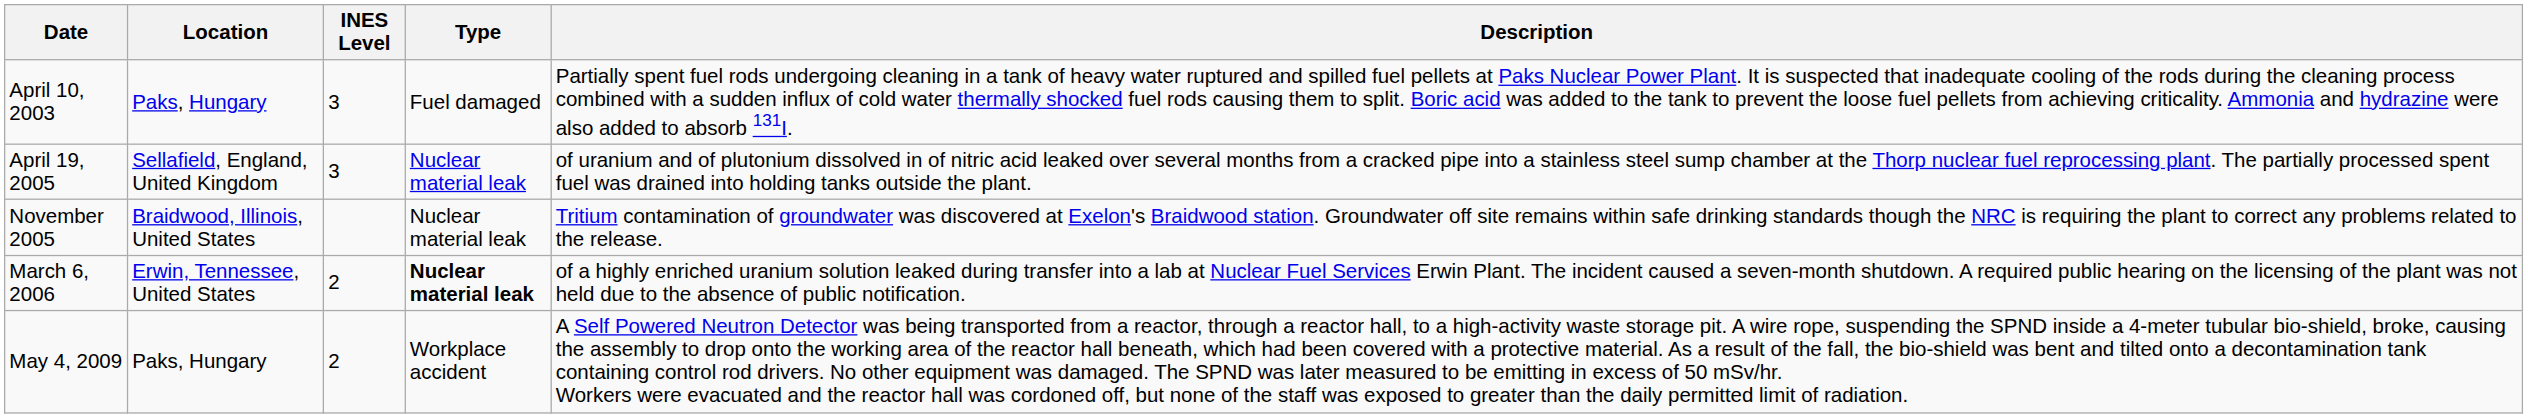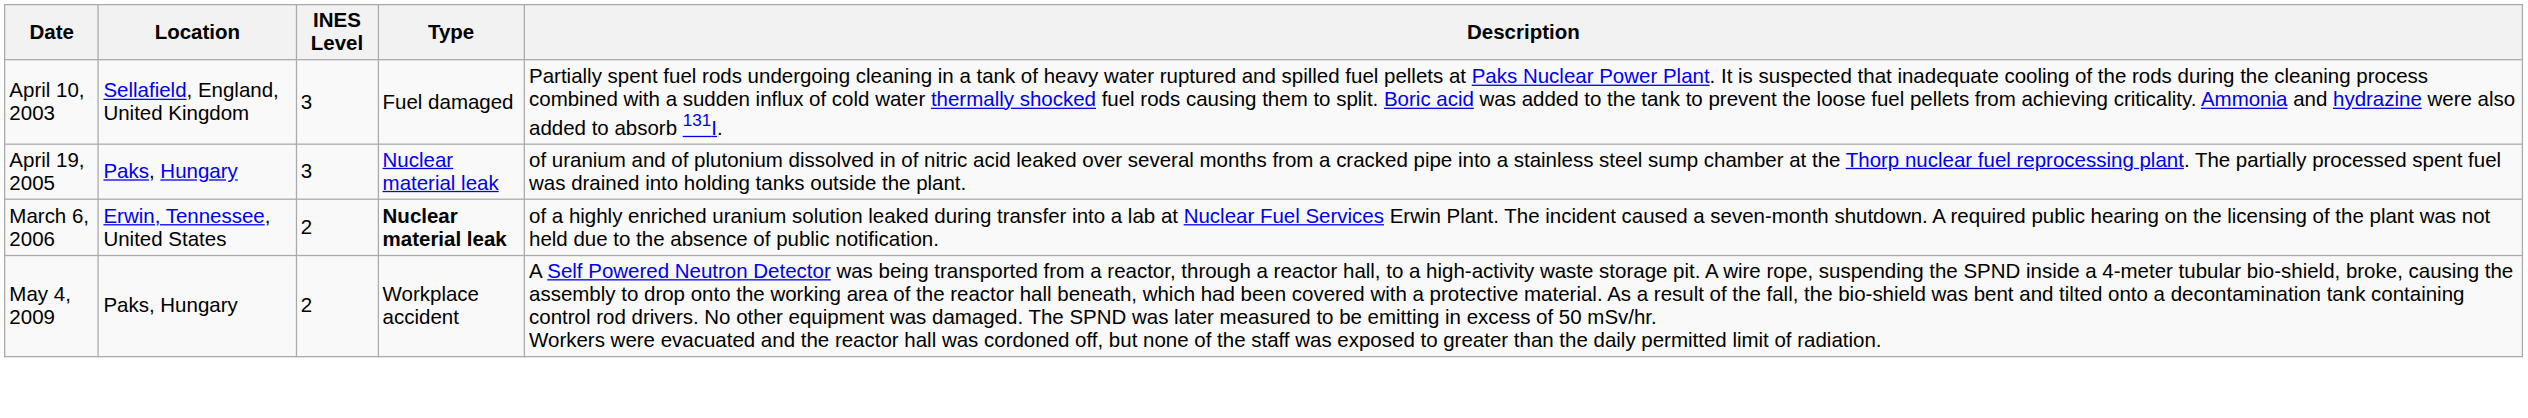(199, 102) Paks, Hungary -> (191, 102) Sellafield, England, United Kingdom
(220, 171) Sellafield, England, United Kingdom -> (171, 171) Paks, Hungary
- row: (57, 227)
